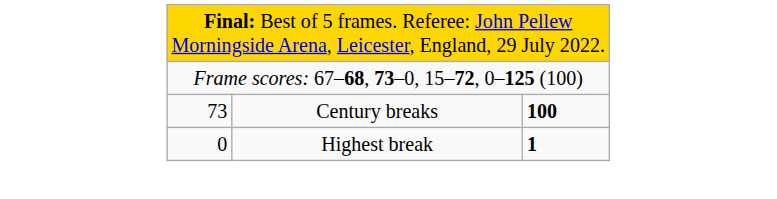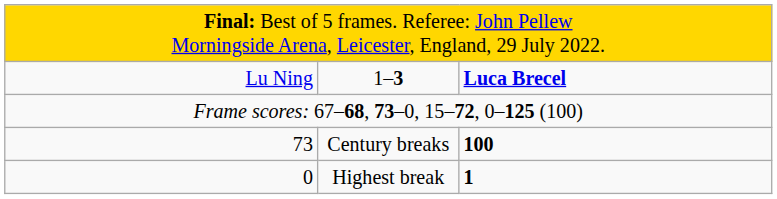+ row: (279, 78)
